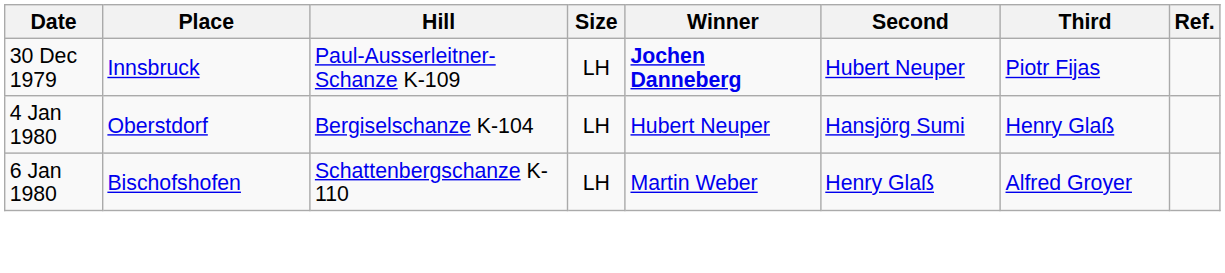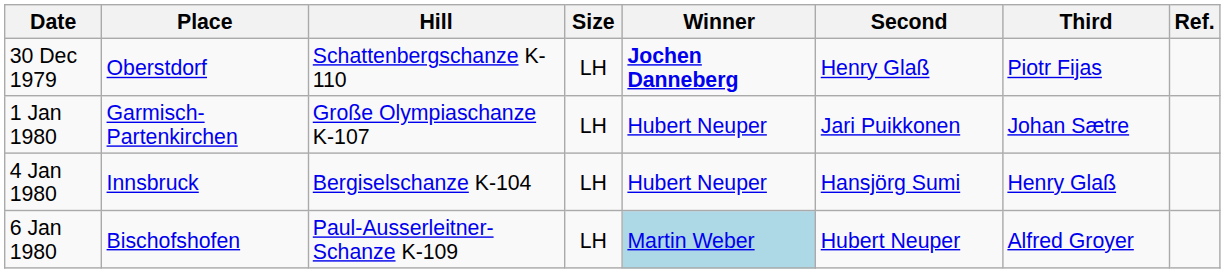(153, 67) Innsbruck -> (157, 67) Oberstdorf
(405, 67) Paul-Ausserleitner-Schanze K-109 -> (429, 67) Schattenbergschanze K-110
(895, 67) Hubert Neuper -> (875, 67) Henry Glaß
+ row: (36, 125)
(158, 125) Oberstdorf -> (153, 182) Innsbruck
(431, 182) Schattenbergschanze K-110 -> (403, 240) Paul-Ausserleitner-Schanze K-109
(694, 182) no background -> (691, 240) lightblue background
(880, 182) Henry Glaß -> (890, 240) Hubert Neuper
